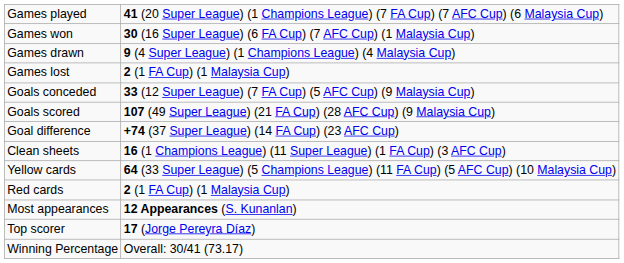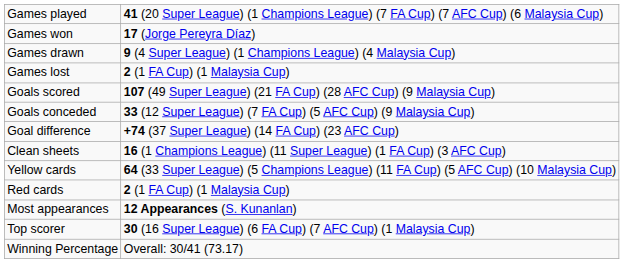(299, 33) 30 (16 Super League) (6 FA Cup) (7 AFC Cup) (1 Malaysia Cup) -> (190, 33) 17 (Jorge Pereyra Díaz)
rows swapped: (44, 111) <-> (52, 92)
(190, 229) 17 (Jorge Pereyra Díaz) -> (299, 229) 30 (16 Super League) (6 FA Cup) (7 AFC Cup) (1 Malaysia Cup)
